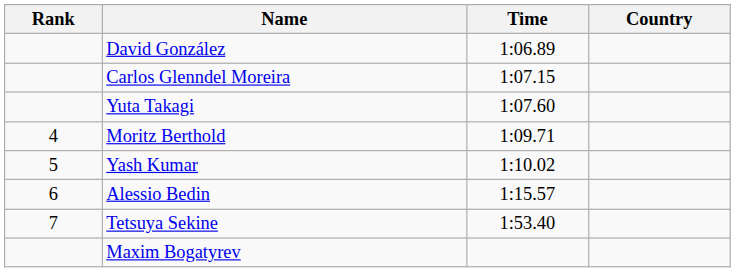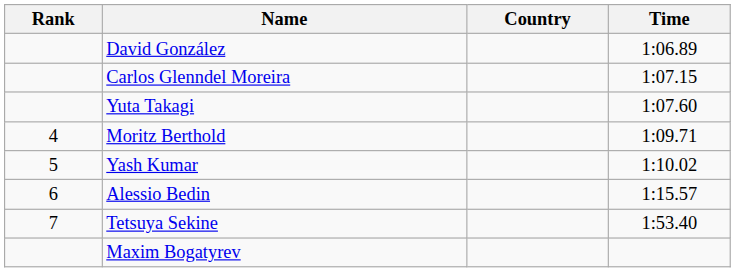columns swapped: (659, 19) <-> (527, 19)
